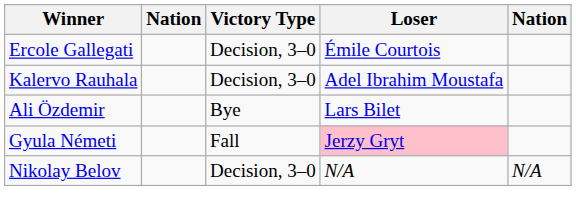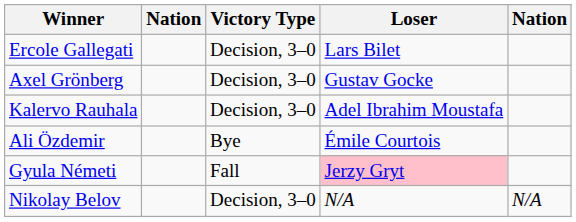(382, 49) Émile Courtois -> (362, 49) Lars Bilet
+ row: (66, 79)
(362, 110) Lars Bilet -> (382, 140) Émile Courtois
